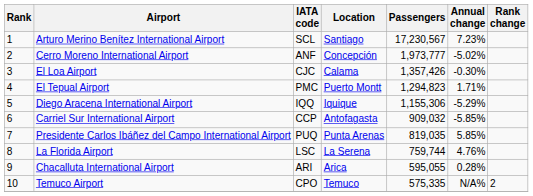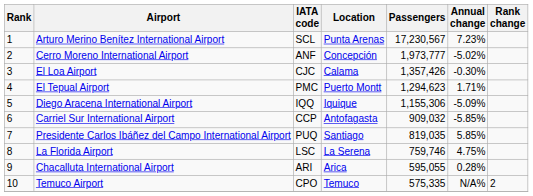(344, 39) Santiago -> (354, 39) Punta Arenas
(423, 87) 1,294,823 -> (423, 87) 1,294,623
(469, 103) -5.29% -> (469, 103) -5.09%
(354, 135) Punta Arenas -> (344, 135) Santiago
(427, 151) 759,744 -> (427, 151) 759,746
(471, 151) 4.76% -> (471, 151) 4.75%
